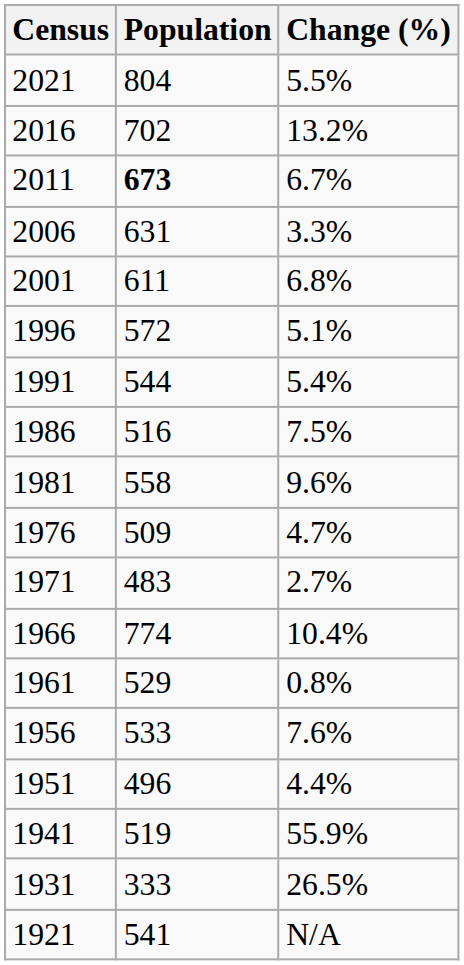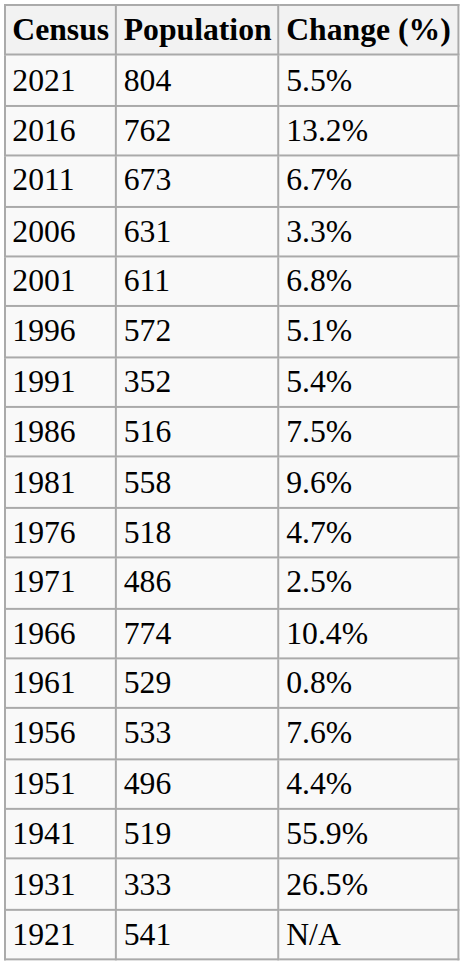(147, 130) 702 -> (147, 130) 762
(147, 180) bold -> (147, 180) normal
(147, 381) 544 -> (147, 381) 352
(147, 532) 509 -> (147, 532) 518
(147, 582) 483 -> (147, 582) 486
(319, 582) 2.7% -> (319, 582) 2.5%
